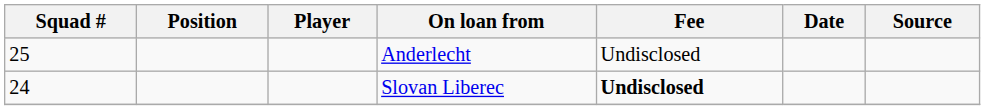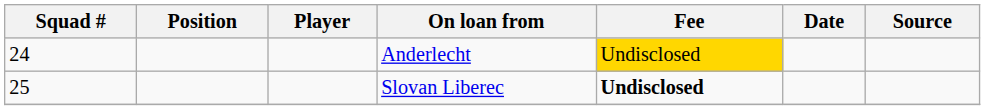(19, 54) 25 -> (19, 54) 24
(650, 54) no background -> (650, 54) gold background
(19, 88) 24 -> (19, 88) 25
